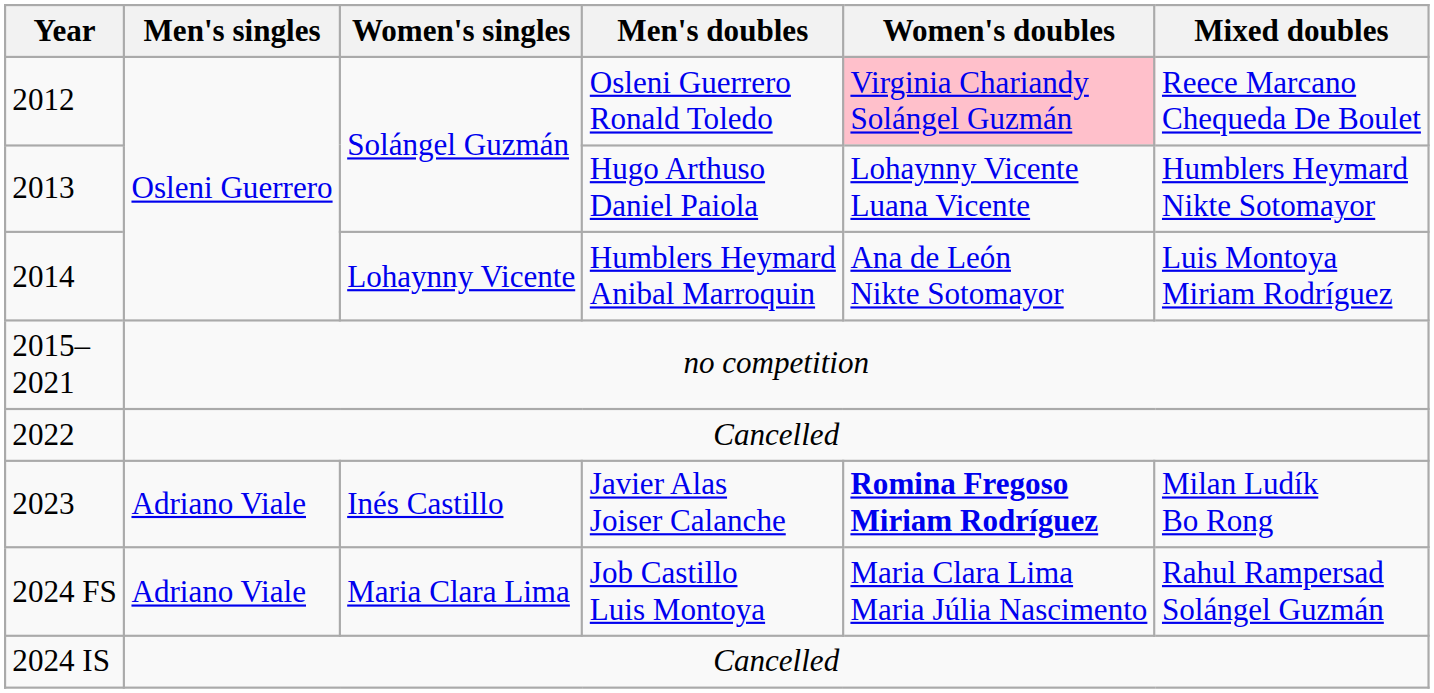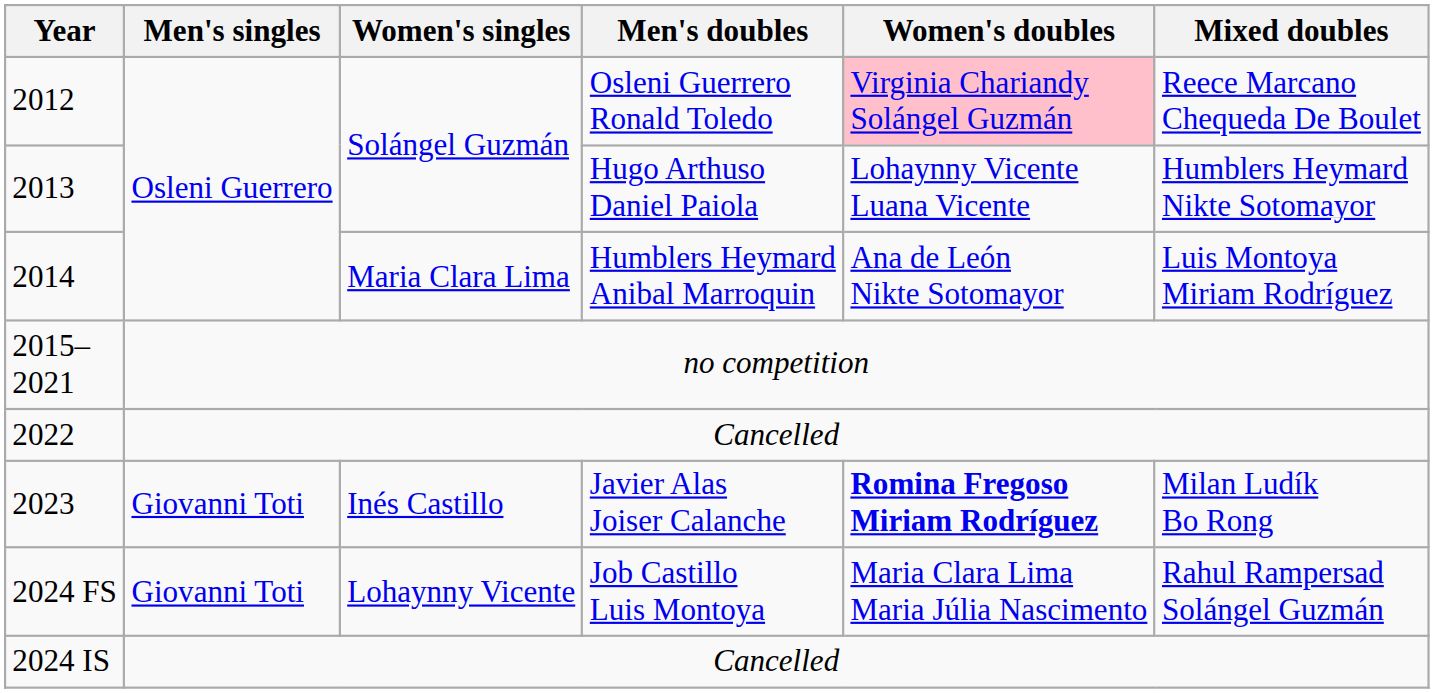(461, 276) Lohaynny Vicente -> (459, 276) Maria Clara Lima
(219, 503) Adriano Viale -> (218, 503) Giovanni Toti
(219, 591) Adriano Viale -> (218, 591) Giovanni Toti
(459, 591) Maria Clara Lima -> (461, 591) Lohaynny Vicente
